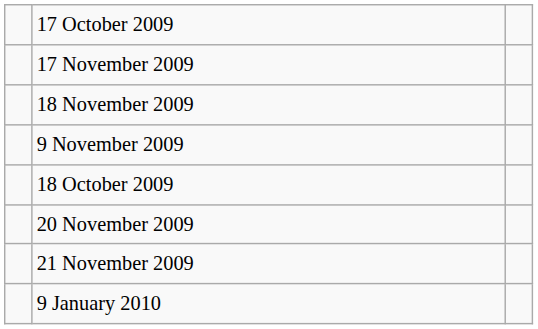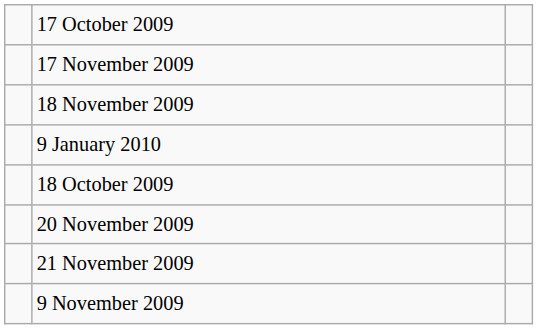rows swapped: (110, 144) <-> (99, 303)
